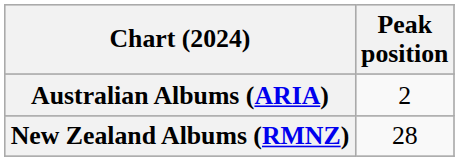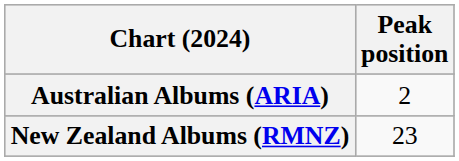(405, 135) 28 -> (405, 135) 23
